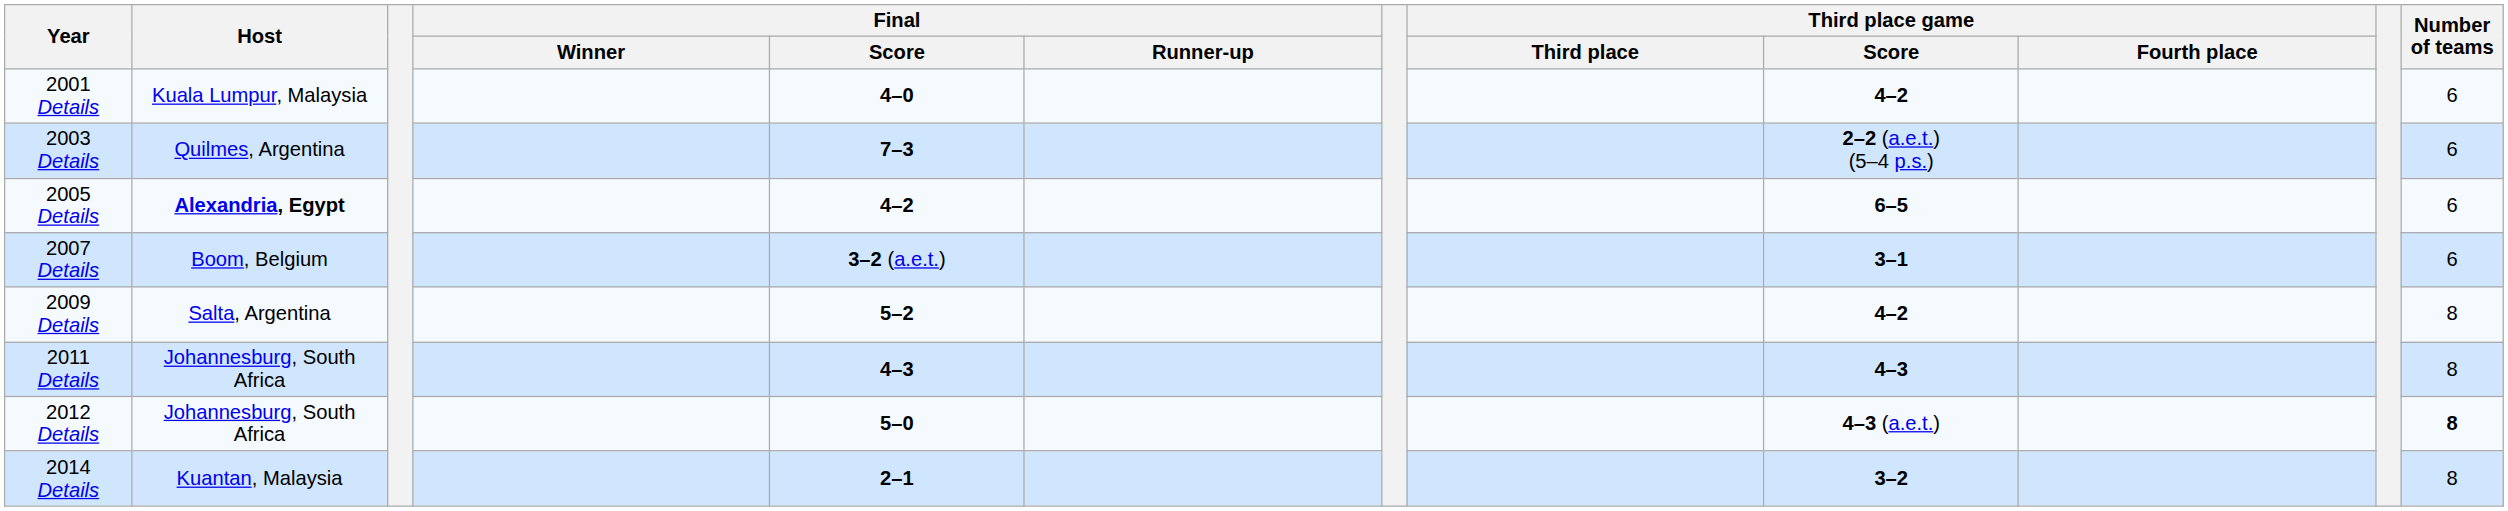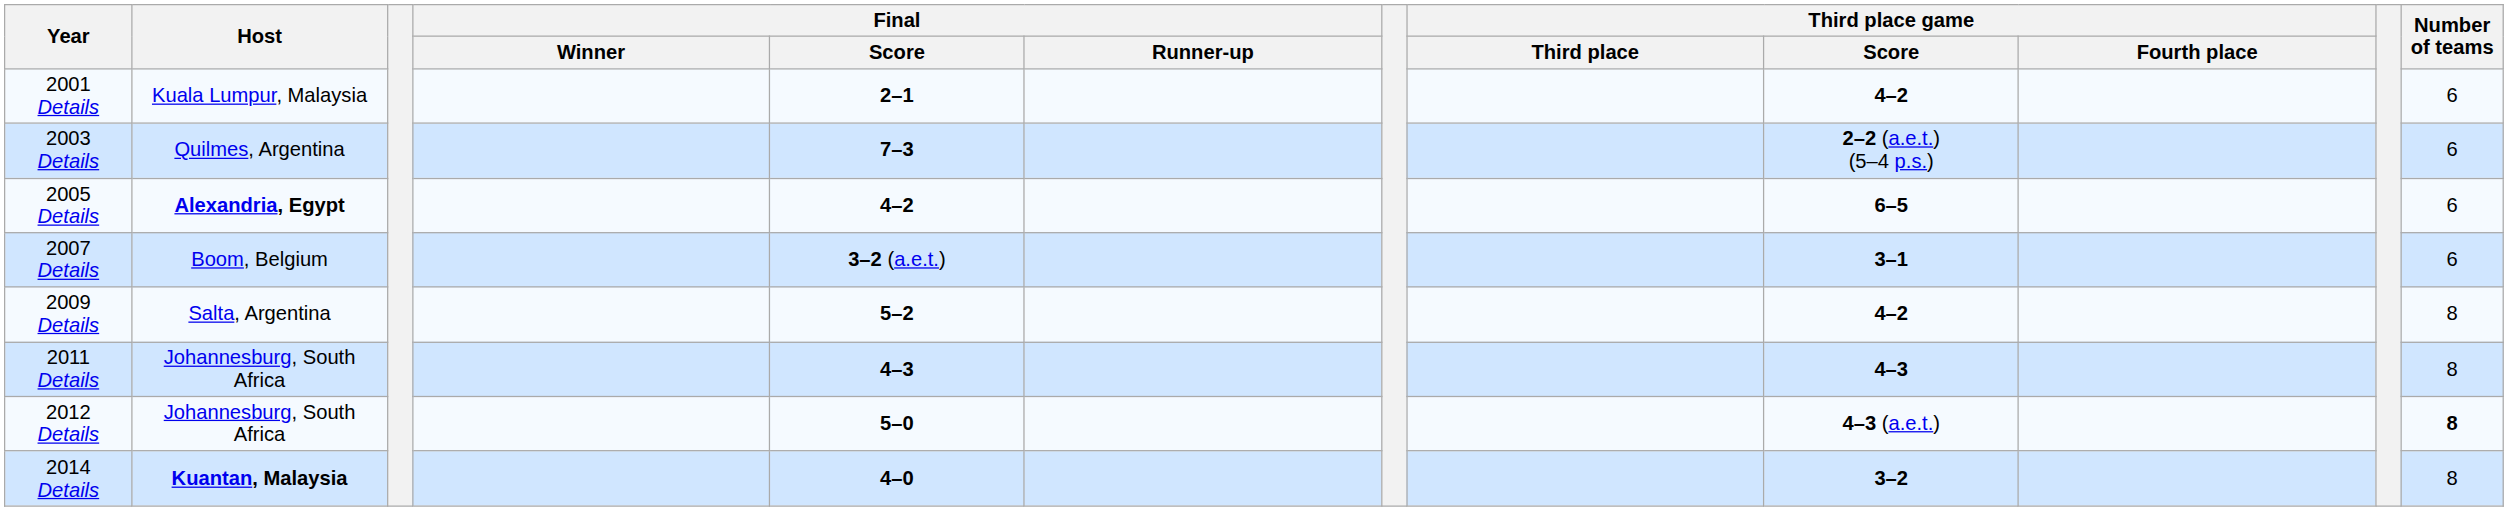(897, 95) 4–0 -> (897, 95) 2–1
(260, 478) normal -> (260, 478) bold
(897, 478) 2–1 -> (897, 478) 4–0
